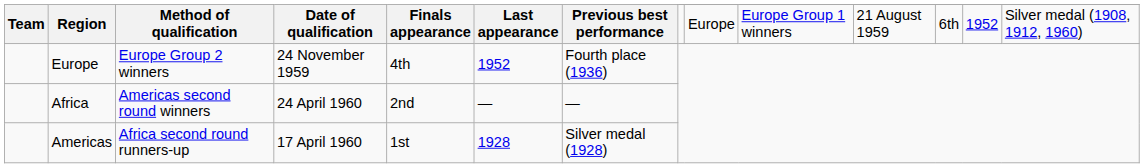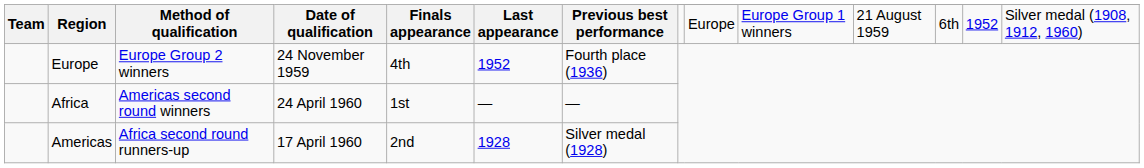(402, 103) 2nd -> (400, 103) 1st
(400, 142) 1st -> (402, 142) 2nd
